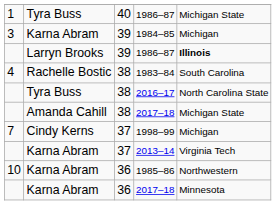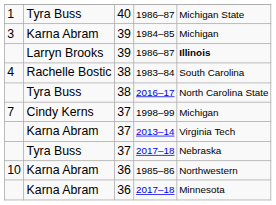- row: (124, 111)
+ row: (124, 151)
